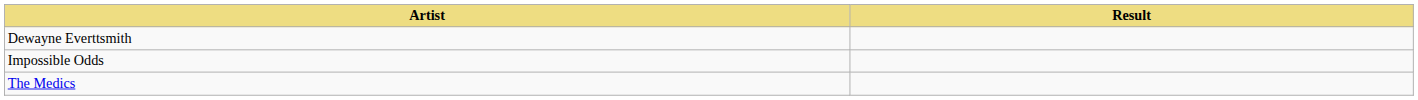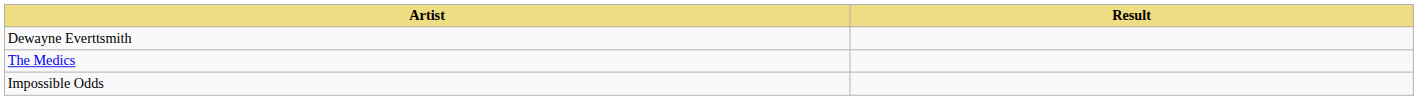rows swapped: (56, 60) <-> (42, 83)
